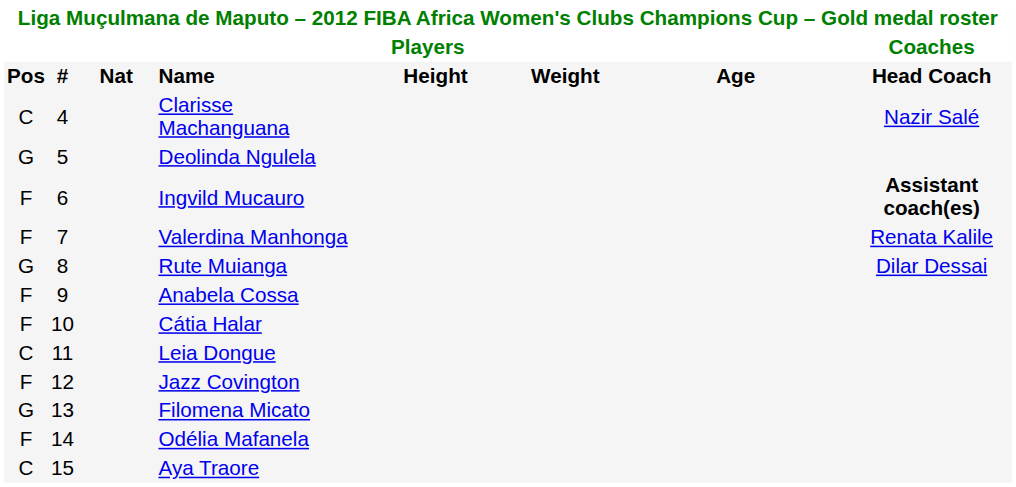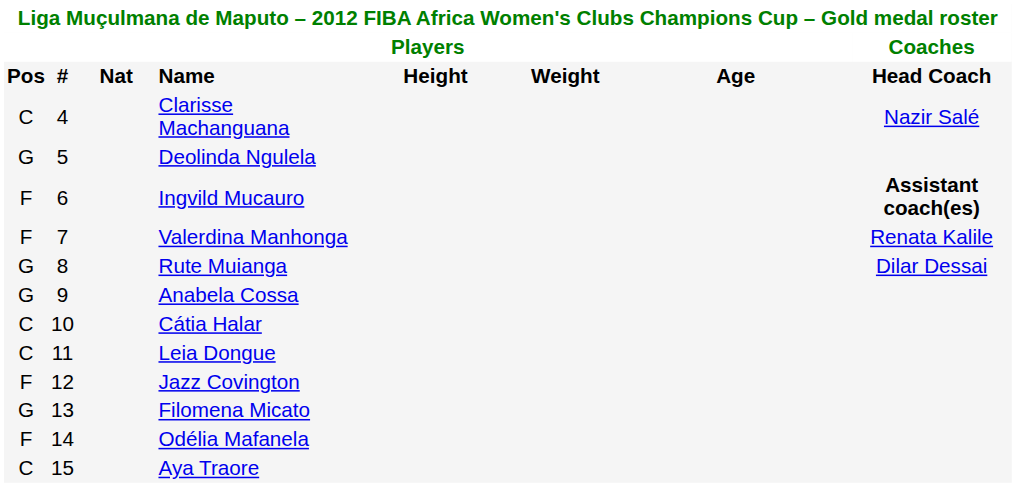(26, 295) F -> (26, 295) G
(26, 324) F -> (26, 324) C
